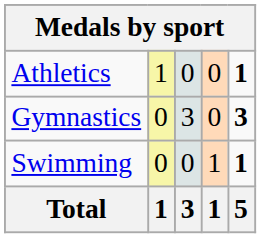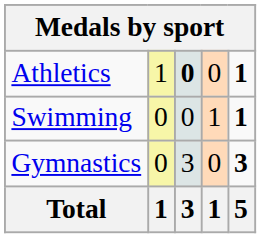(188, 72) normal -> (188, 72) bold
rows swapped: (76, 118) <-> (72, 163)
